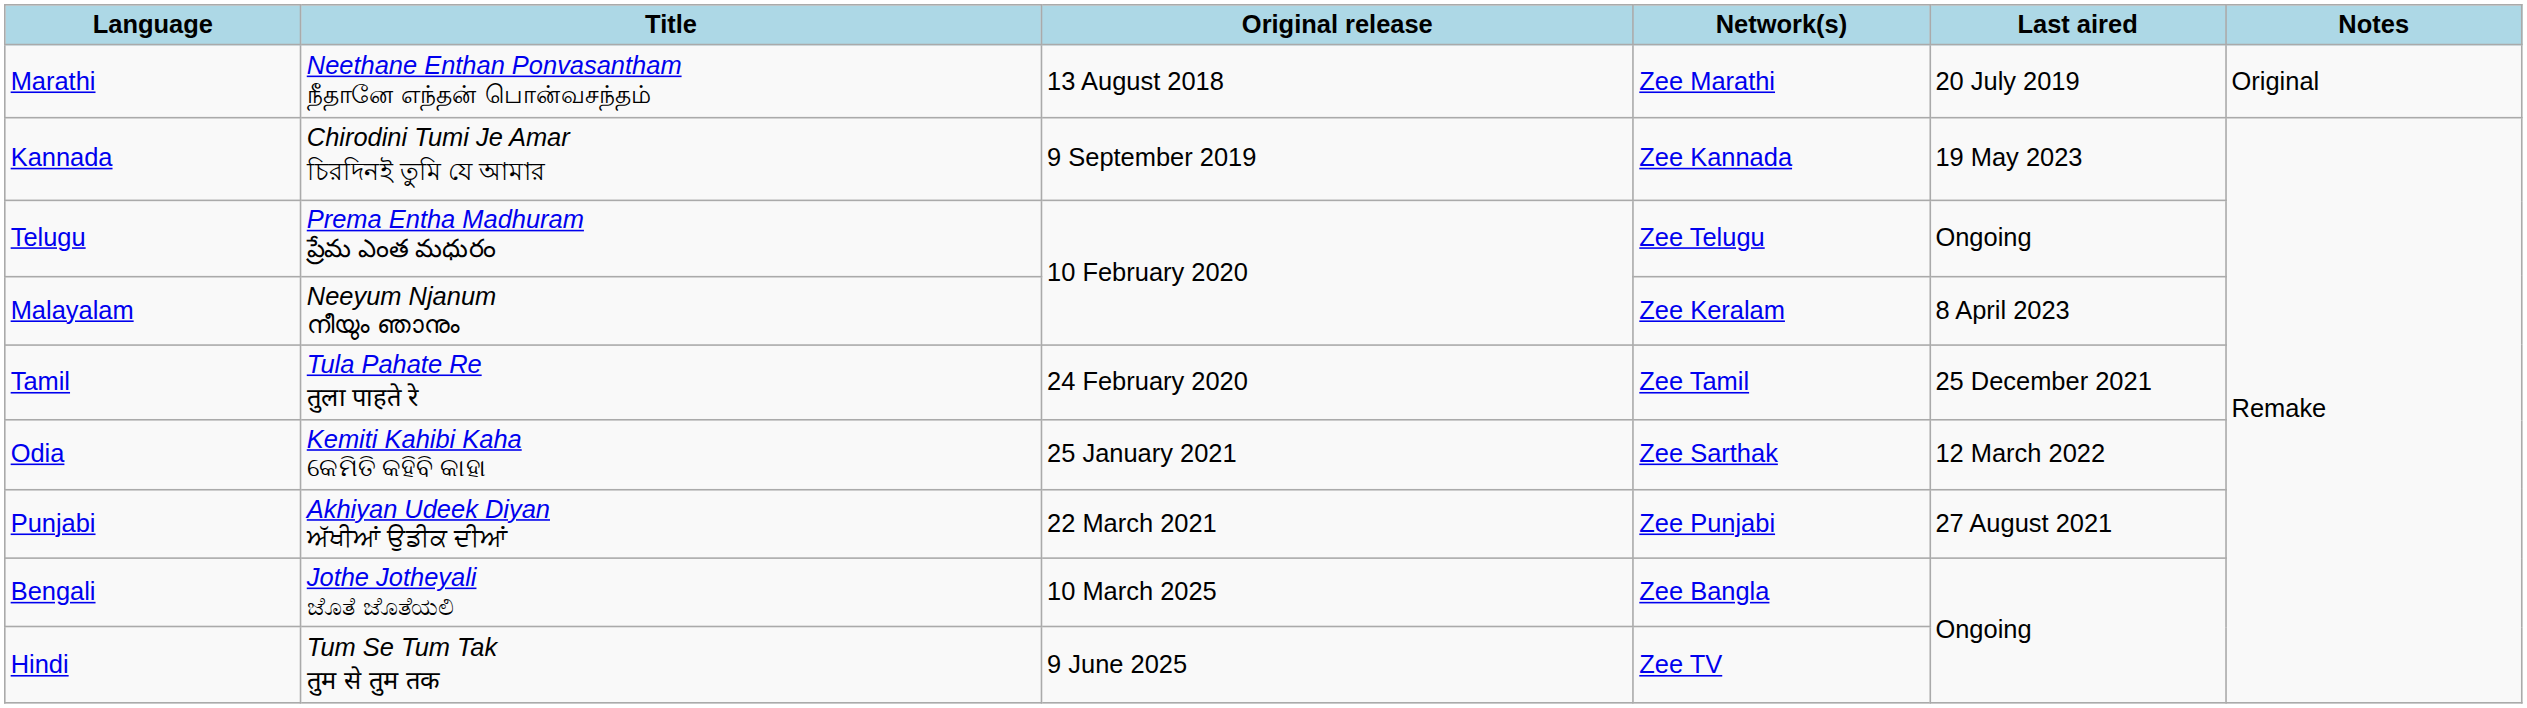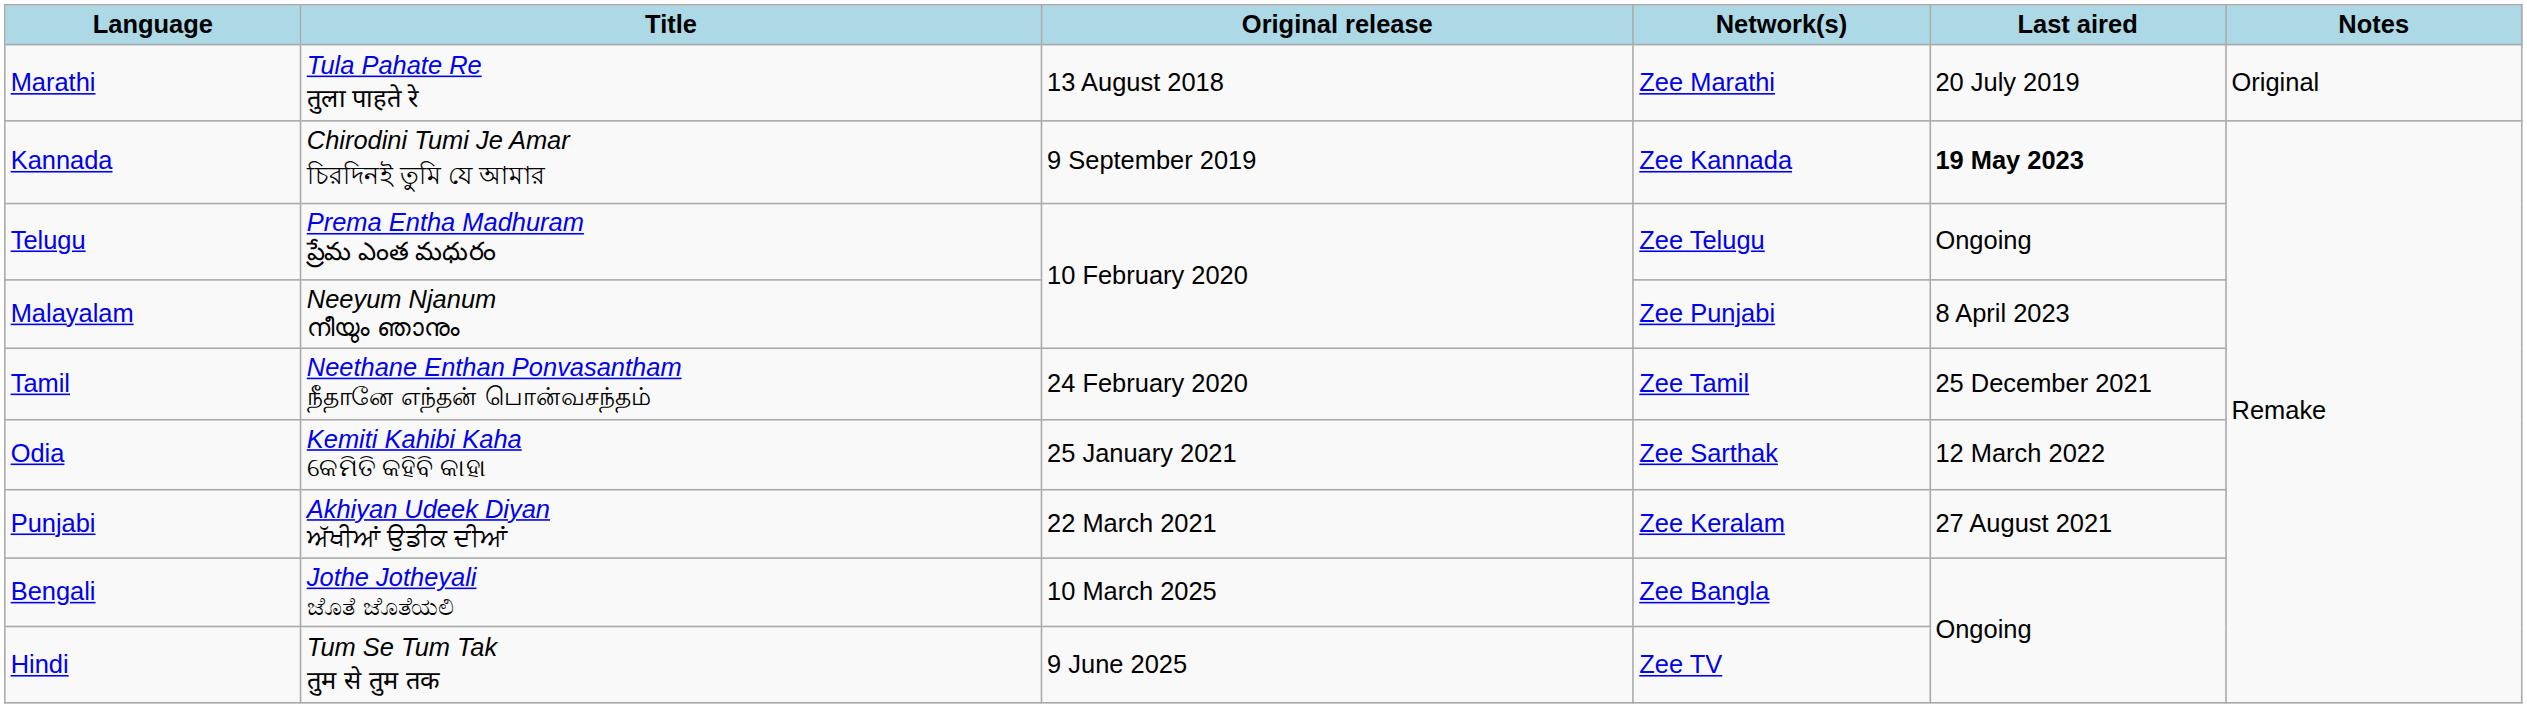(494, 79) Neethane Enthan Ponvasantham நீதானே எந்தன் பொன்வசந்தம் -> (394, 81) Tula Pahate Re तुला पाहते रे
(2009, 158) normal -> (2010, 161) bold
(1712, 310) Zee Keralam -> (1707, 313) Zee Punjabi
(394, 381) Tula Pahate Re तुला पाहते रे -> (494, 382) Neethane Enthan Ponvasantham நீதானே எந்தன் பொன்வசந்தம்
(1707, 523) Zee Punjabi -> (1712, 523) Zee Keralam
